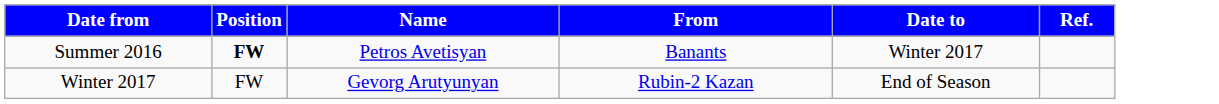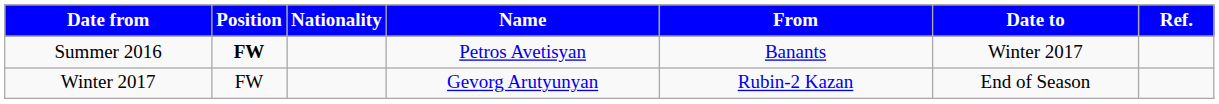+ column: (336, 20)
